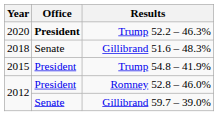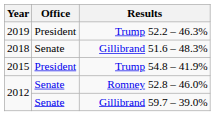(18, 31) 2020 -> (18, 31) 2019
(57, 31) bold -> (55, 31) normal
(55, 84) President -> (49, 84) Senate
